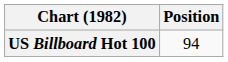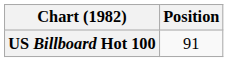(191, 43) 94 -> (191, 43) 91
